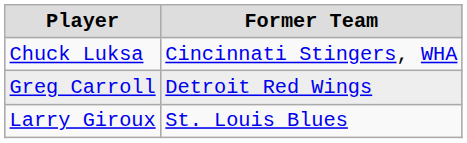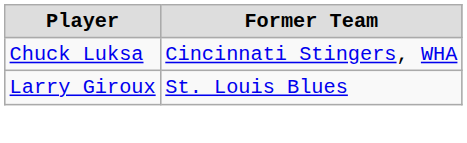- row: (83, 87)
